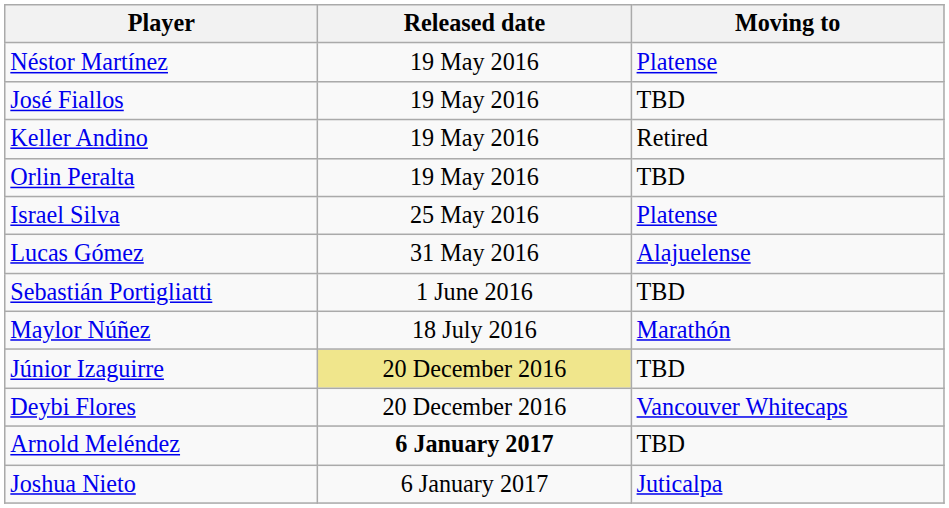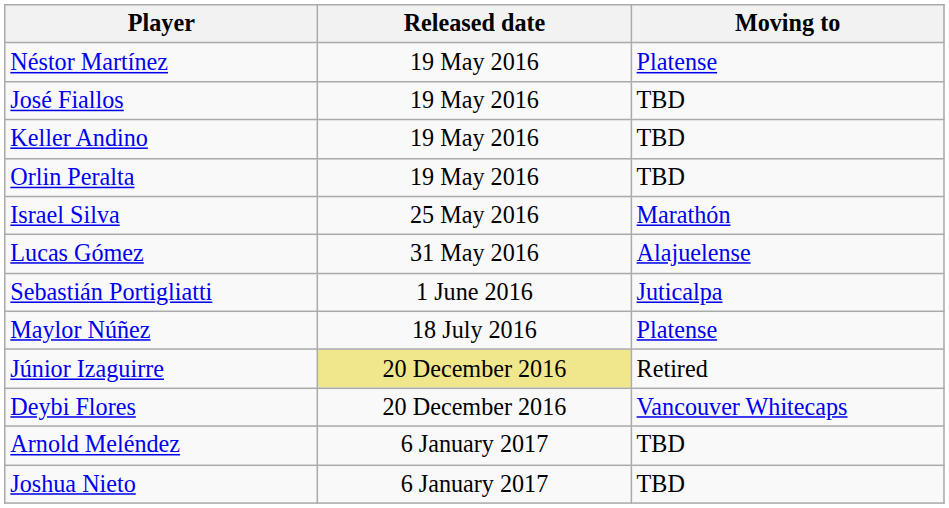(672, 138) Retired -> (661, 138) TBD
(677, 215) Platense -> (684, 215) Marathón
(661, 291) TBD -> (680, 291) Juticalpa
(684, 330) Marathón -> (677, 330) Platense
(661, 368) TBD -> (672, 368) Retired
(474, 445) bold -> (474, 445) normal
(680, 483) Juticalpa -> (661, 483) TBD
